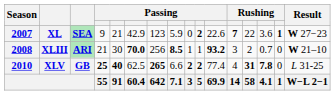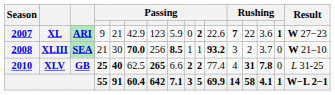(82, 33) SEA -> (82, 33) ARI
(82, 49) ARI -> (82, 49) SEA
(266, 49) 0.7 -> (266, 49) 3.7
